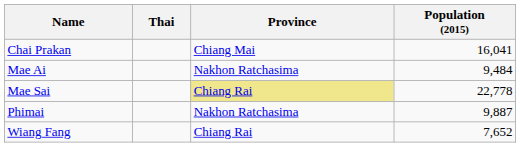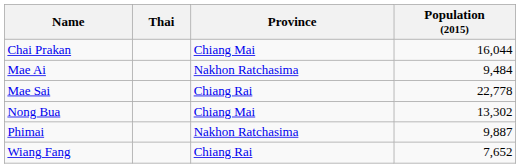(495, 49) 16,041 -> (495, 49) 16,044
(223, 91) khaki background -> (223, 91) no background
+ row: (34, 111)
